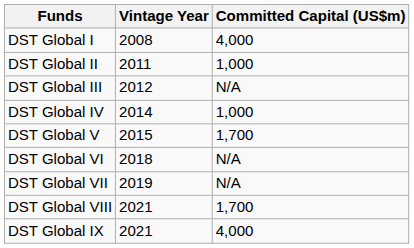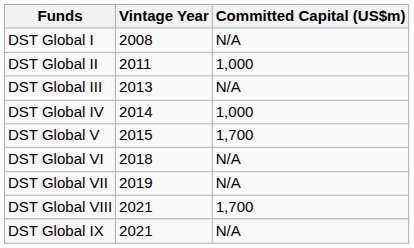(235, 40) 4,000 -> (228, 40) N/A
(136, 87) 2012 -> (136, 87) 2013
(235, 231) 4,000 -> (228, 231) N/A
